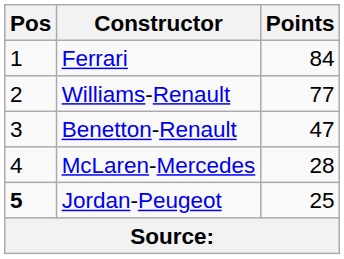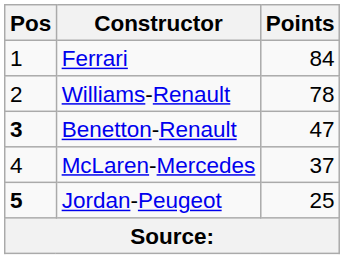(322, 94) 77 -> (322, 94) 78
(16, 130) normal -> (16, 130) bold
(322, 165) 28 -> (322, 165) 37
